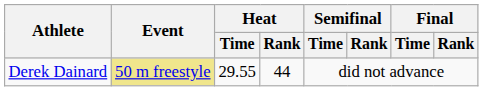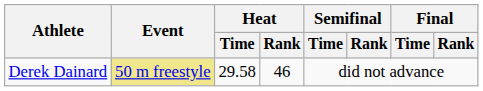(237, 72) 29.55 -> (237, 72) 29.58
(282, 72) 44 -> (282, 72) 46
